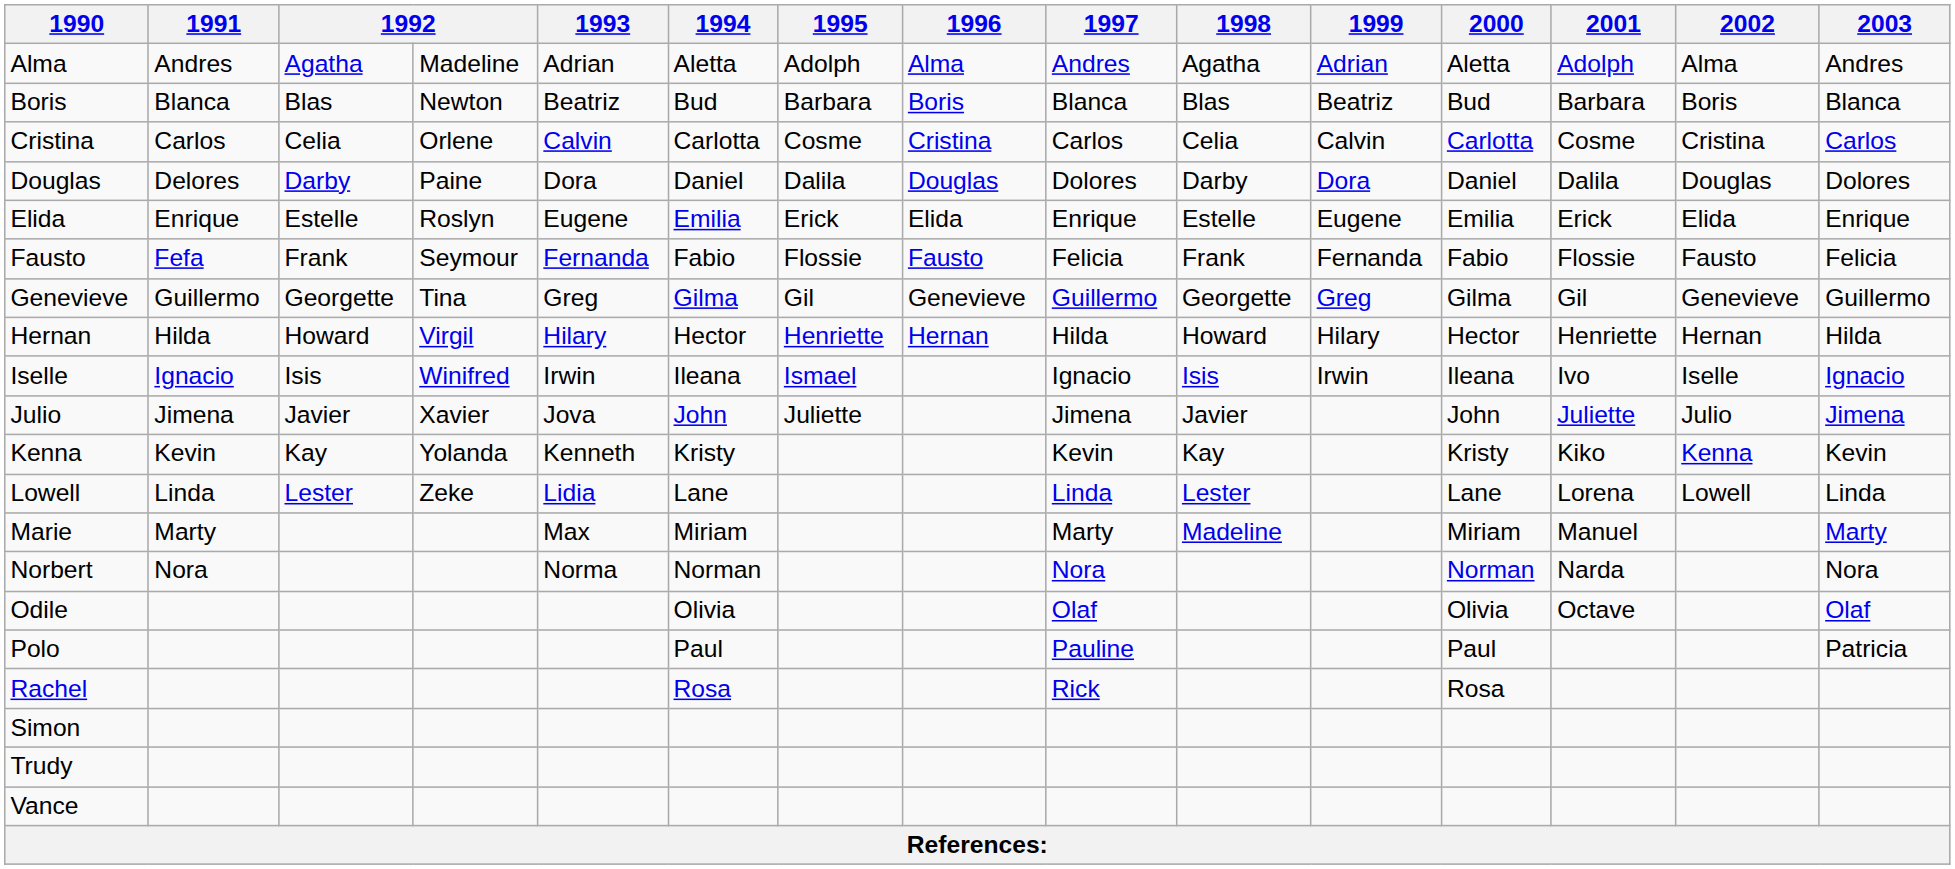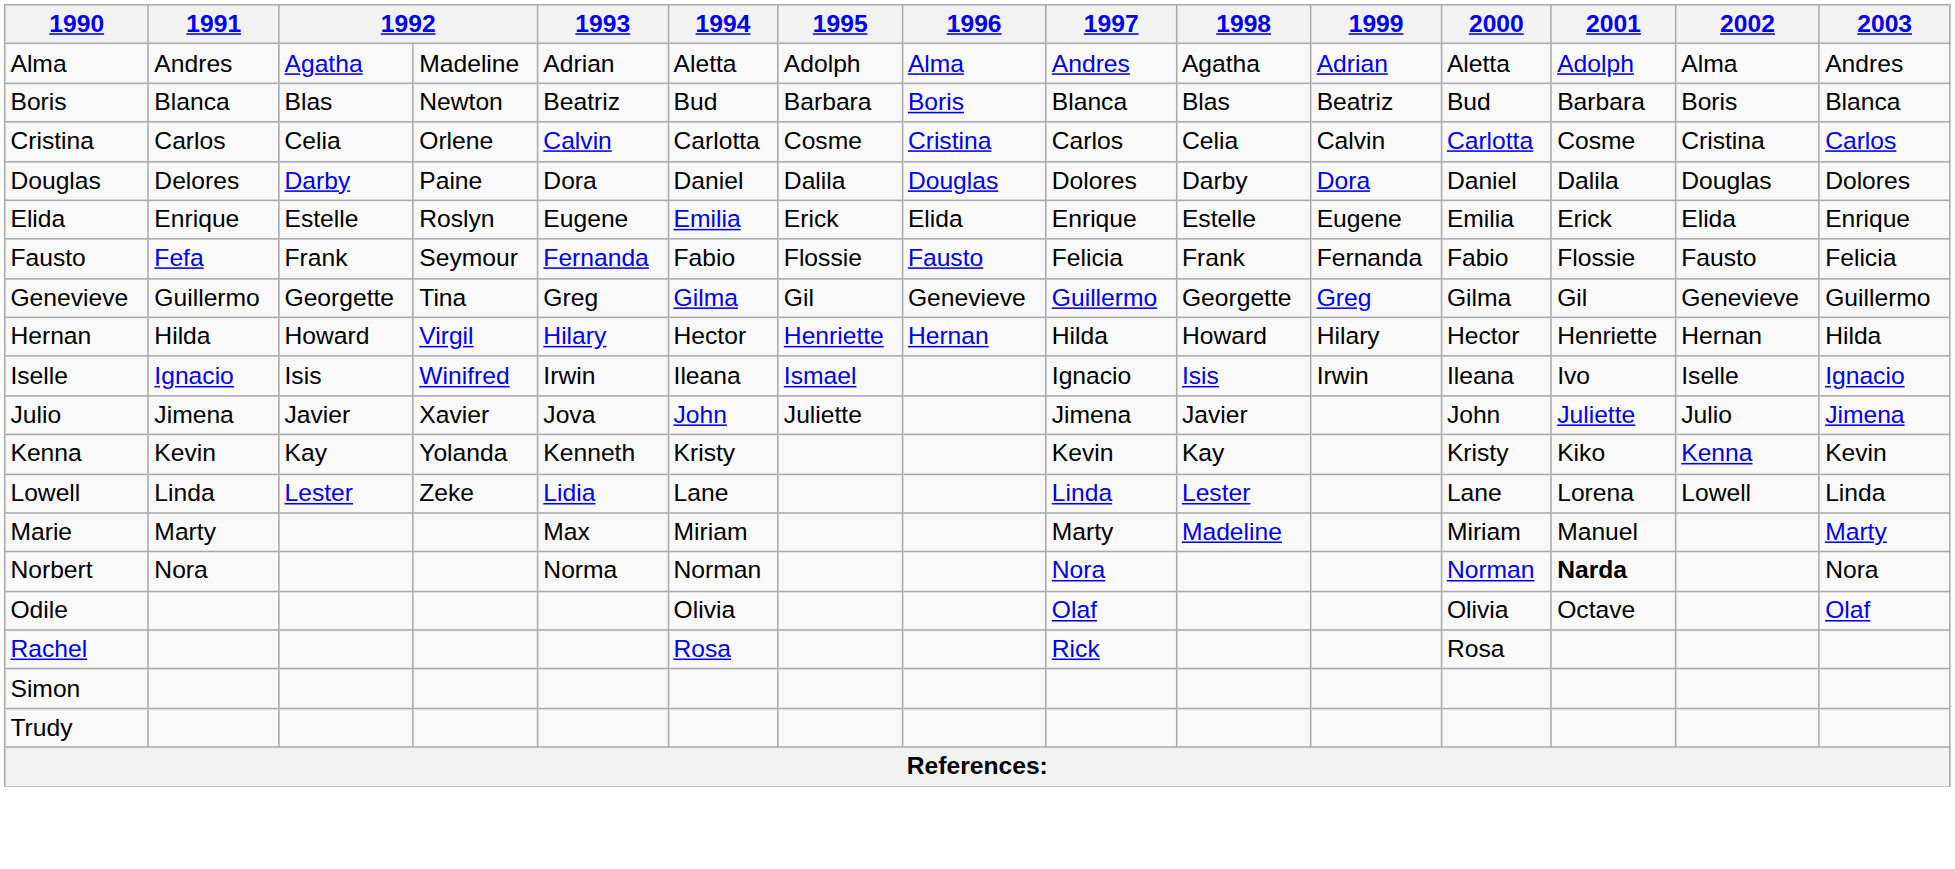(1591, 571) normal -> (1592, 571) bold
- row: (35, 649)
- row: (44, 805)
